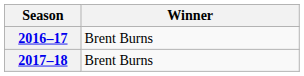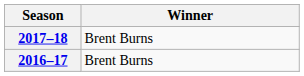rows swapped: (43, 37) <-> (43, 60)
